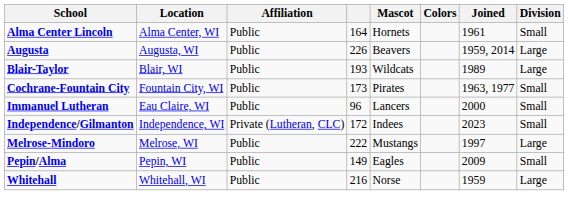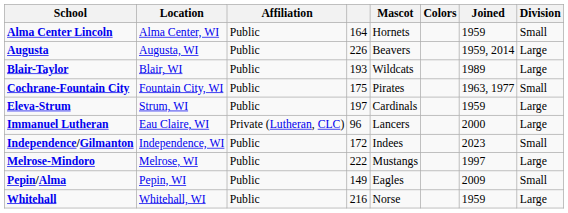(474, 32) 1961 -> (474, 32) 1959
(358, 87) 173 -> (358, 87) 175
+ row: (39, 106)
(245, 106) Public -> (287, 124) Private (Lutheran, CLC)
(533, 106) Small -> (533, 124) Large
(287, 124) Private (Lutheran, CLC) -> (245, 143) Public
